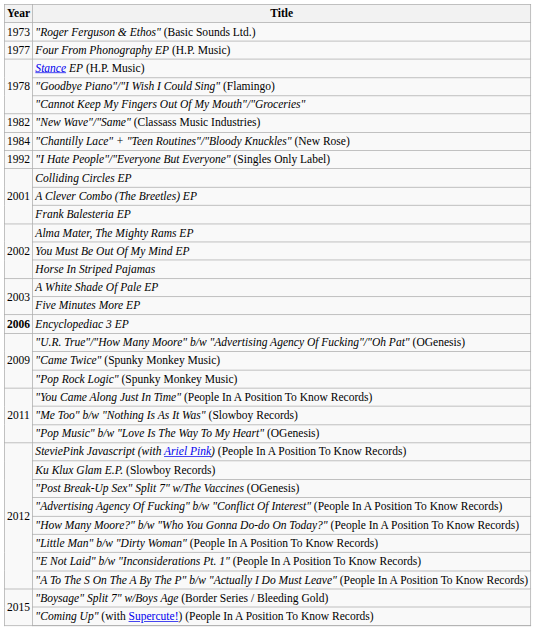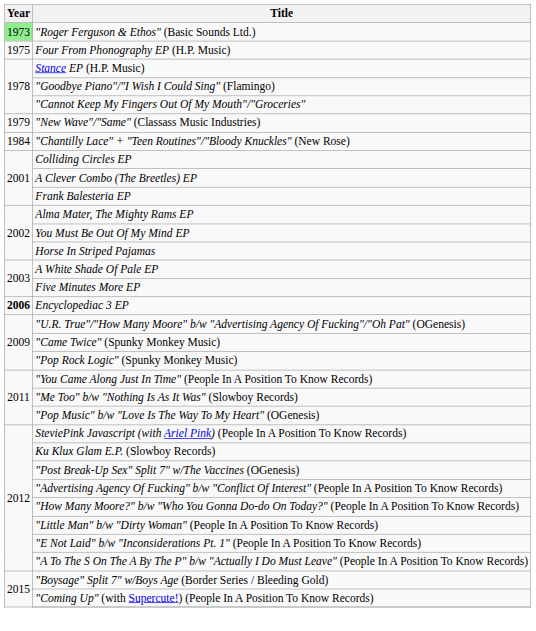(19, 31) no background -> (19, 31) lightgreen background
(19, 50) 1977 -> (19, 50) 1975
(19, 123) 1982 -> (19, 123) 1979
- row: (183, 159)
